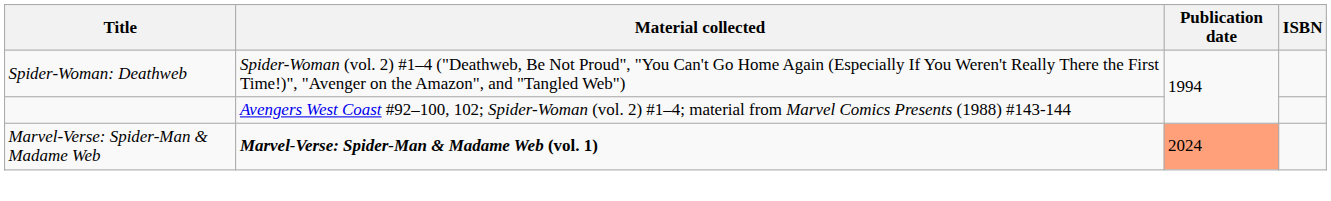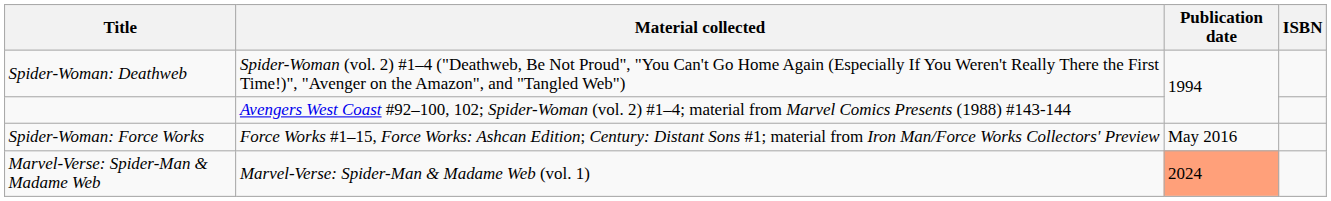+ row: (106, 136)
(419, 146) bold -> (415, 173) normal
